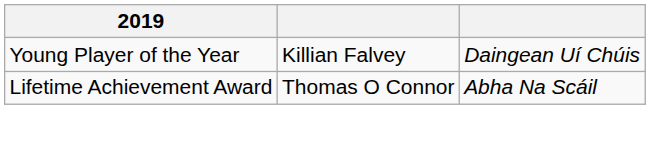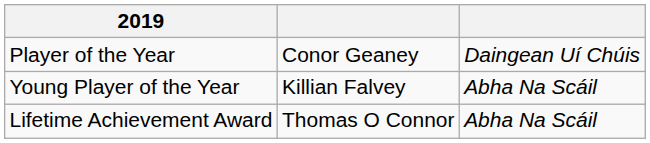+ row: (92, 54)
(552, 54) Daingean Uí Chúis -> (531, 87) Abha Na Scáil
